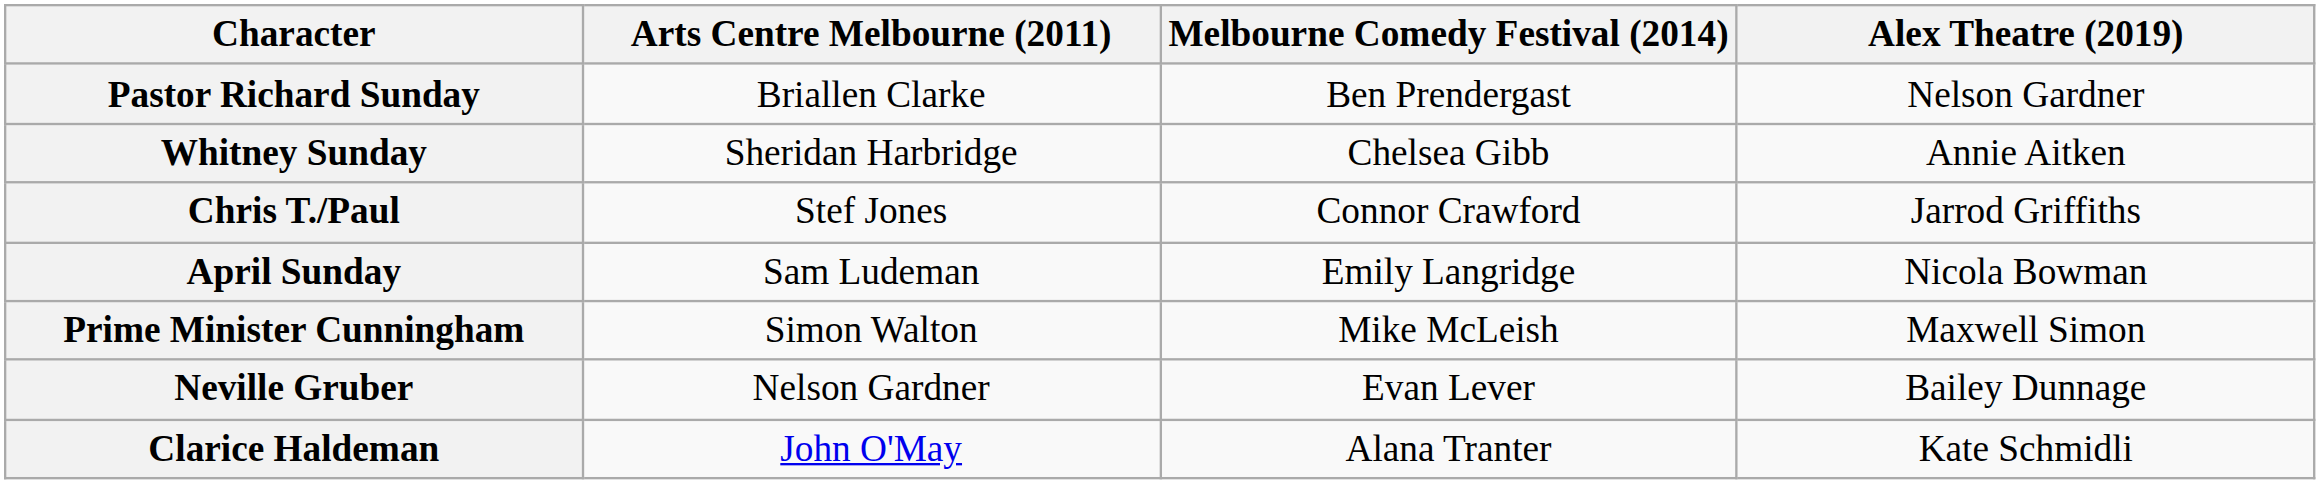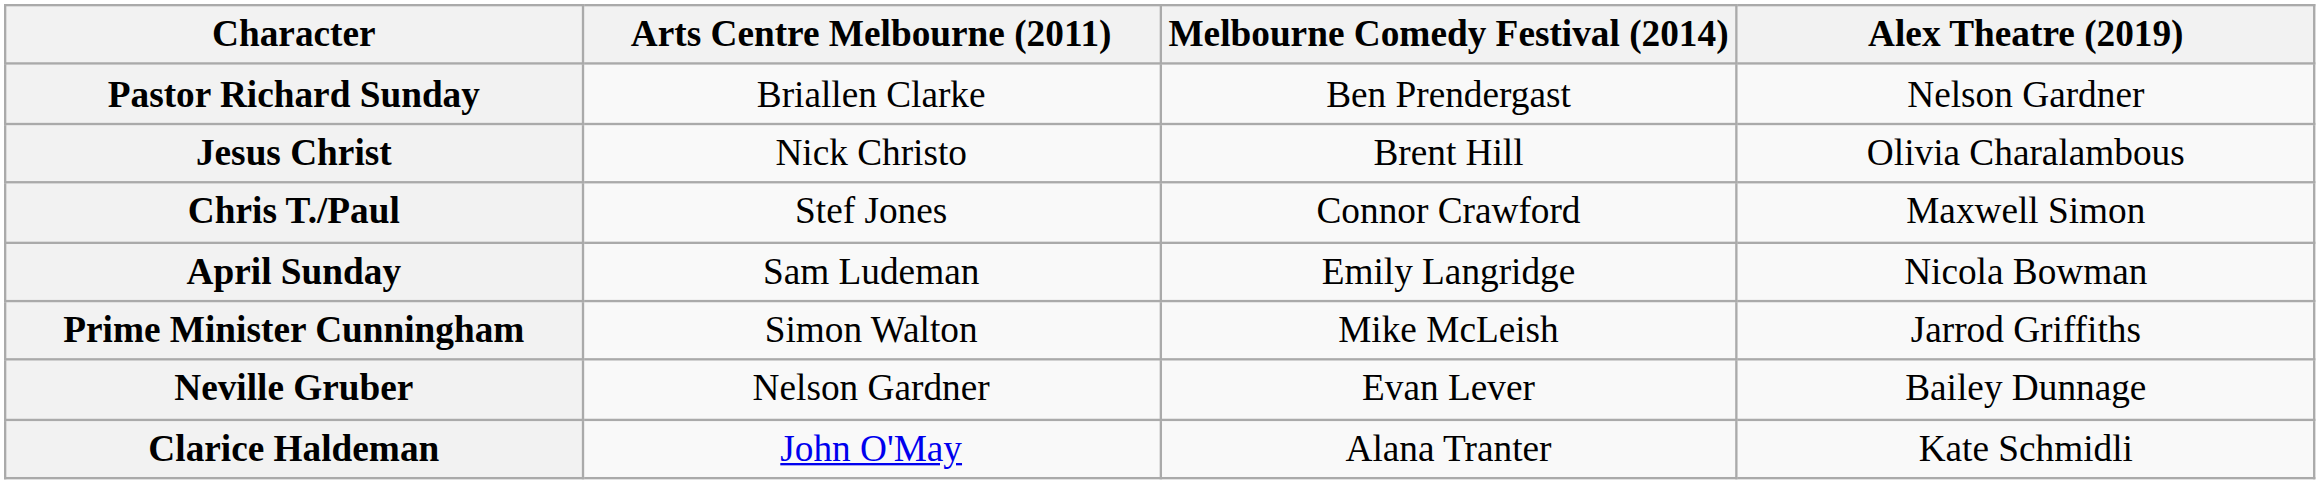- row: (294, 152)
+ row: (294, 152)
(2026, 211) Jarrod Griffiths -> (2026, 211) Maxwell Simon
(2026, 329) Maxwell Simon -> (2026, 329) Jarrod Griffiths
